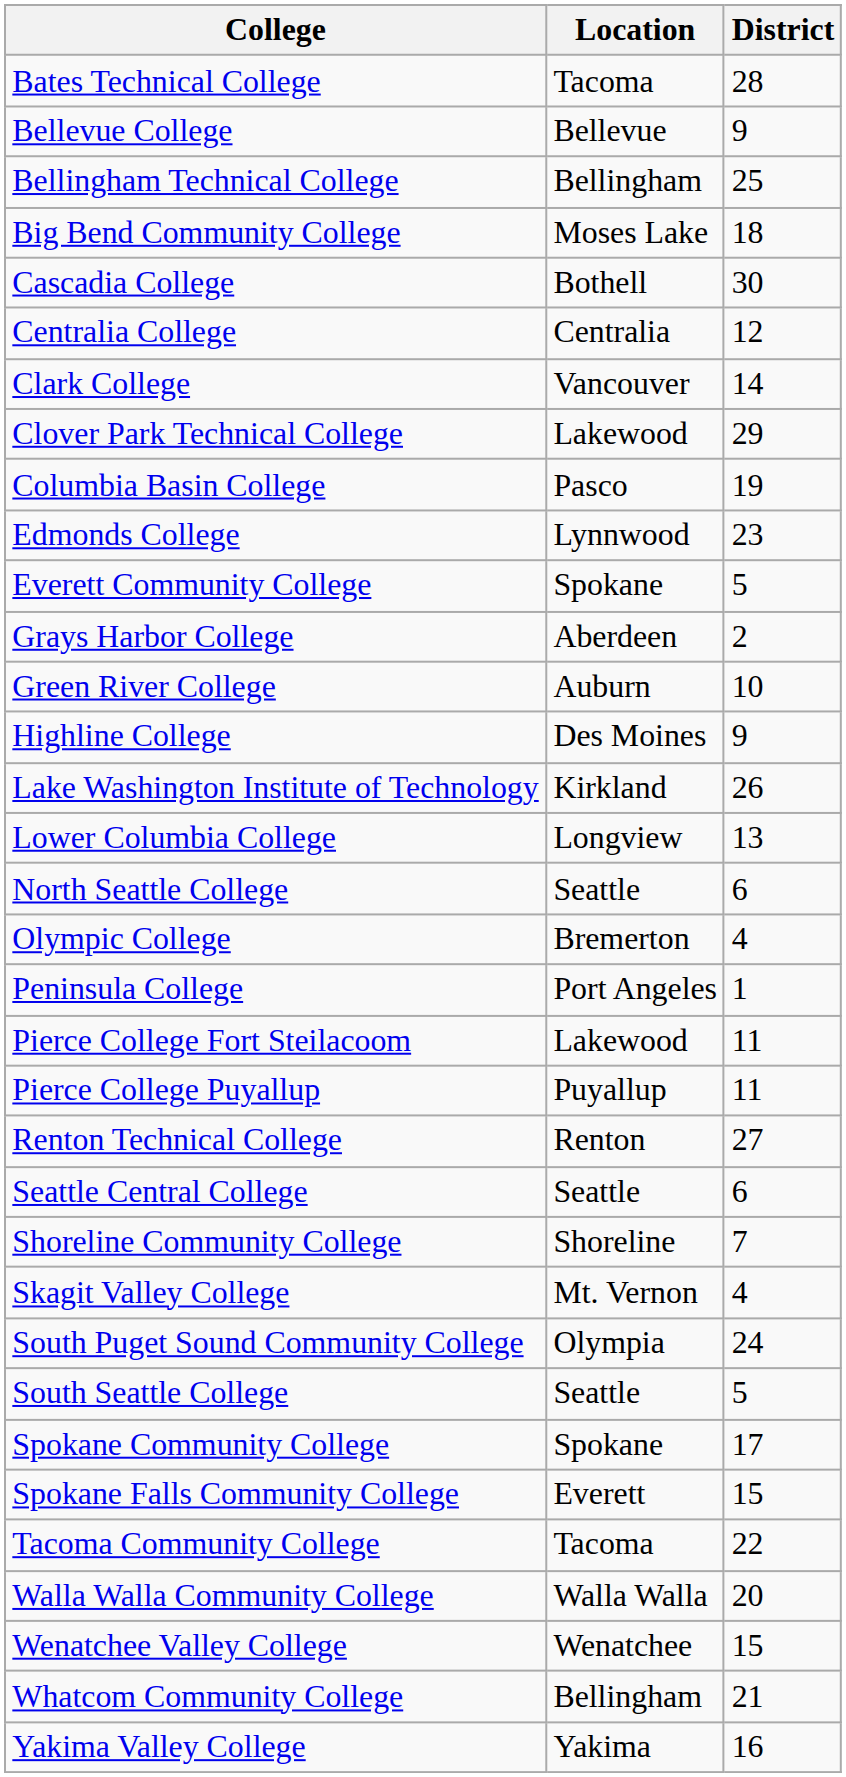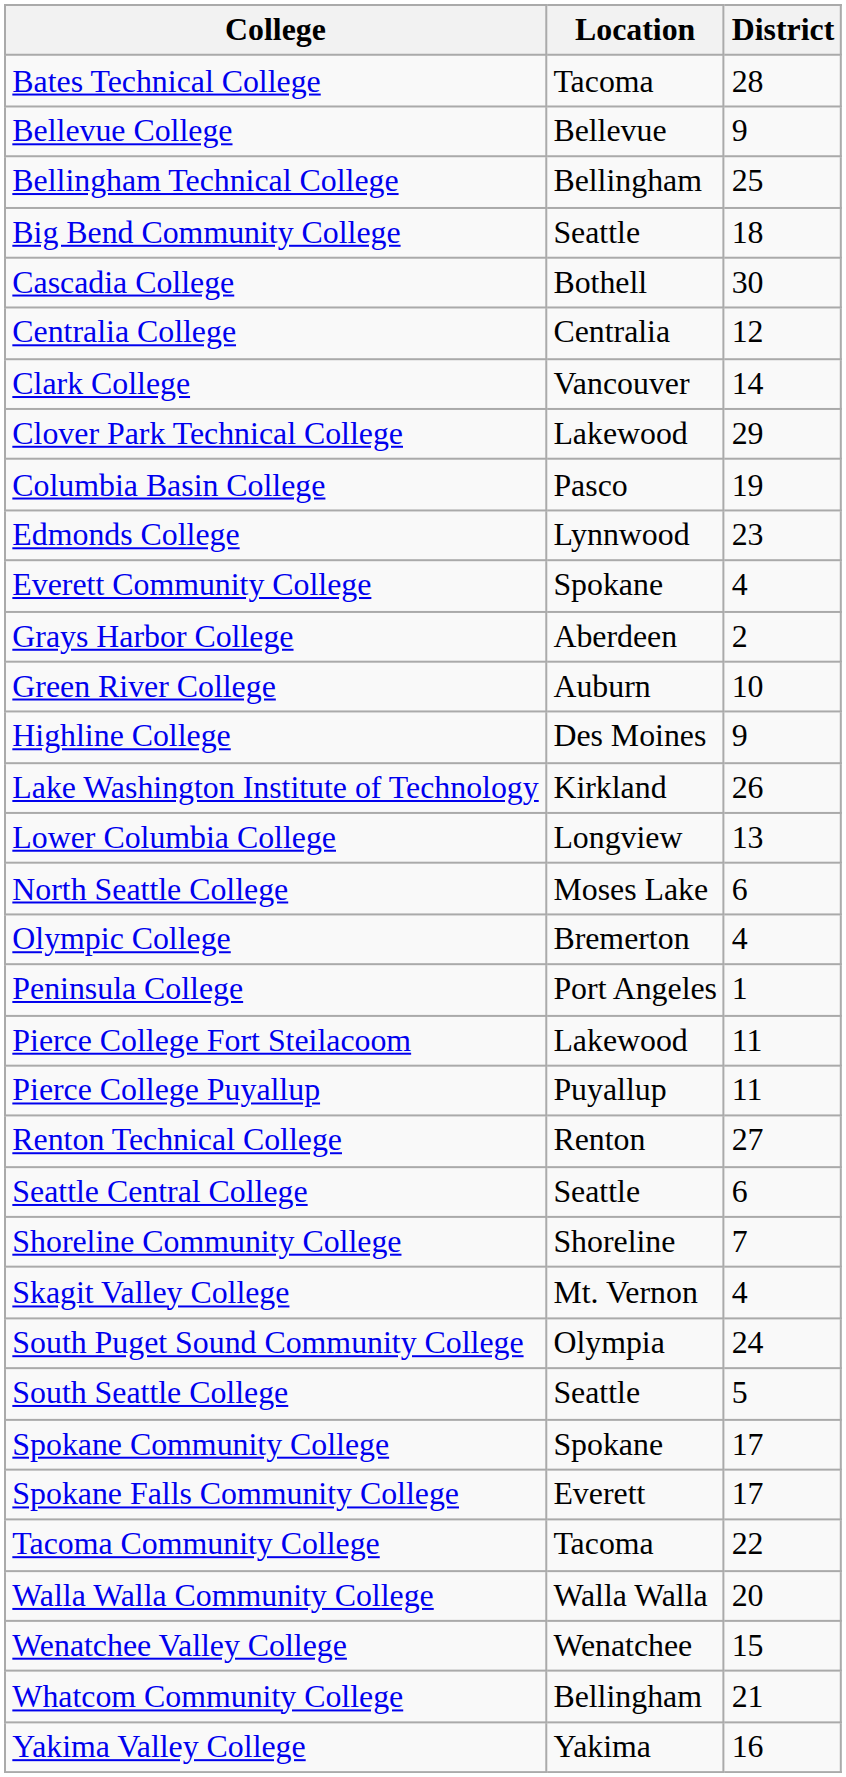(631, 231) Moses Lake -> (597, 231) Seattle
(740, 585) 5 -> (740, 585) 4
(597, 888) Seattle -> (631, 888) Moses Lake
(748, 1494) 15 -> (748, 1494) 17
